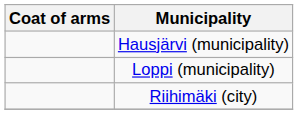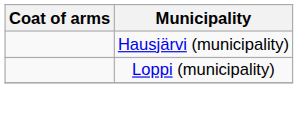- row: (203, 97)
